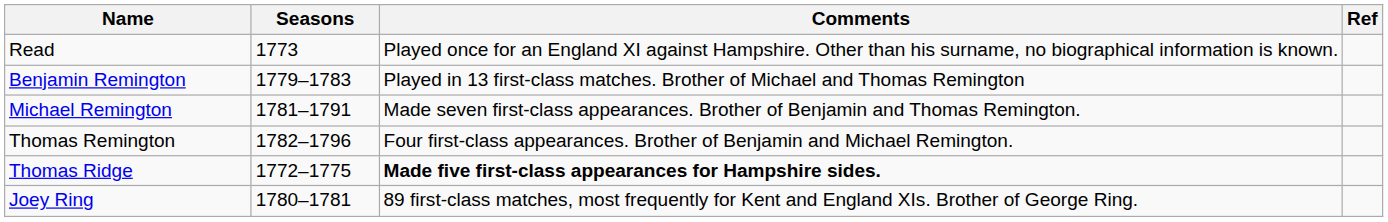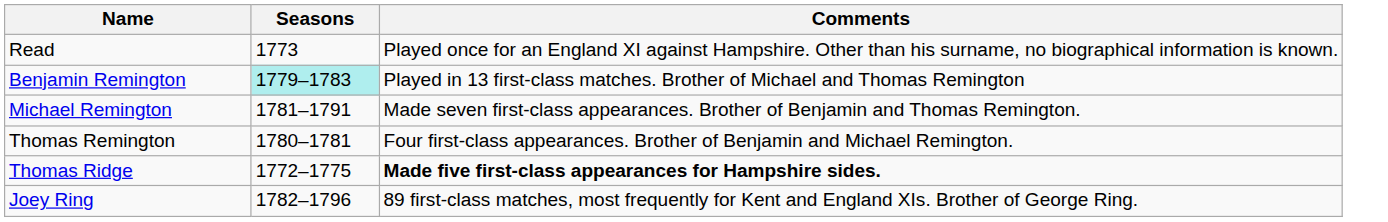- column: (1362, 19)
(303, 79) no background -> (303, 79) paleturquoise background
(303, 140) 1782–1796 -> (303, 140) 1780–1781
(303, 200) 1780–1781 -> (303, 200) 1782–1796
